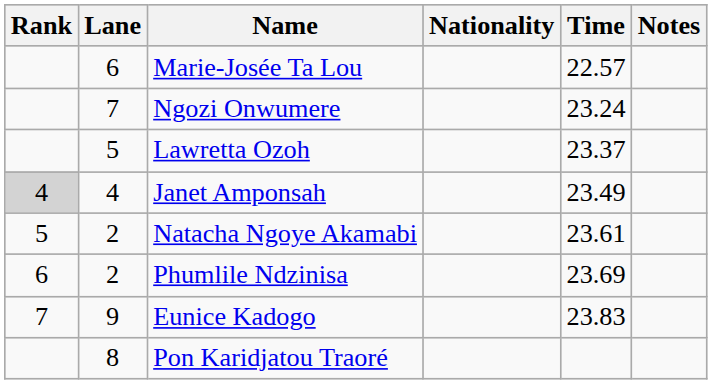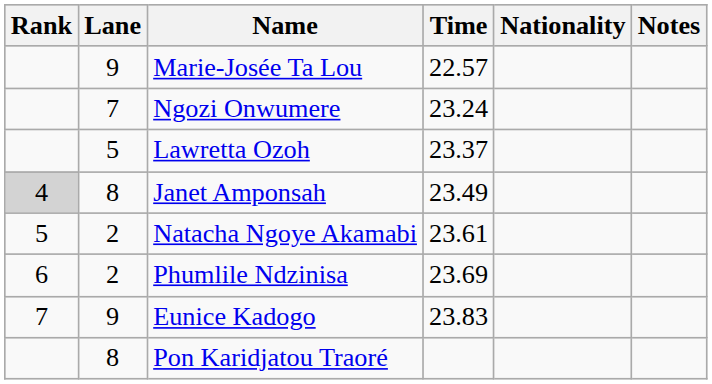columns swapped: (492, 25) <-> (596, 25)
(113, 66) 6 -> (113, 66) 9
(113, 191) 4 -> (113, 191) 8
